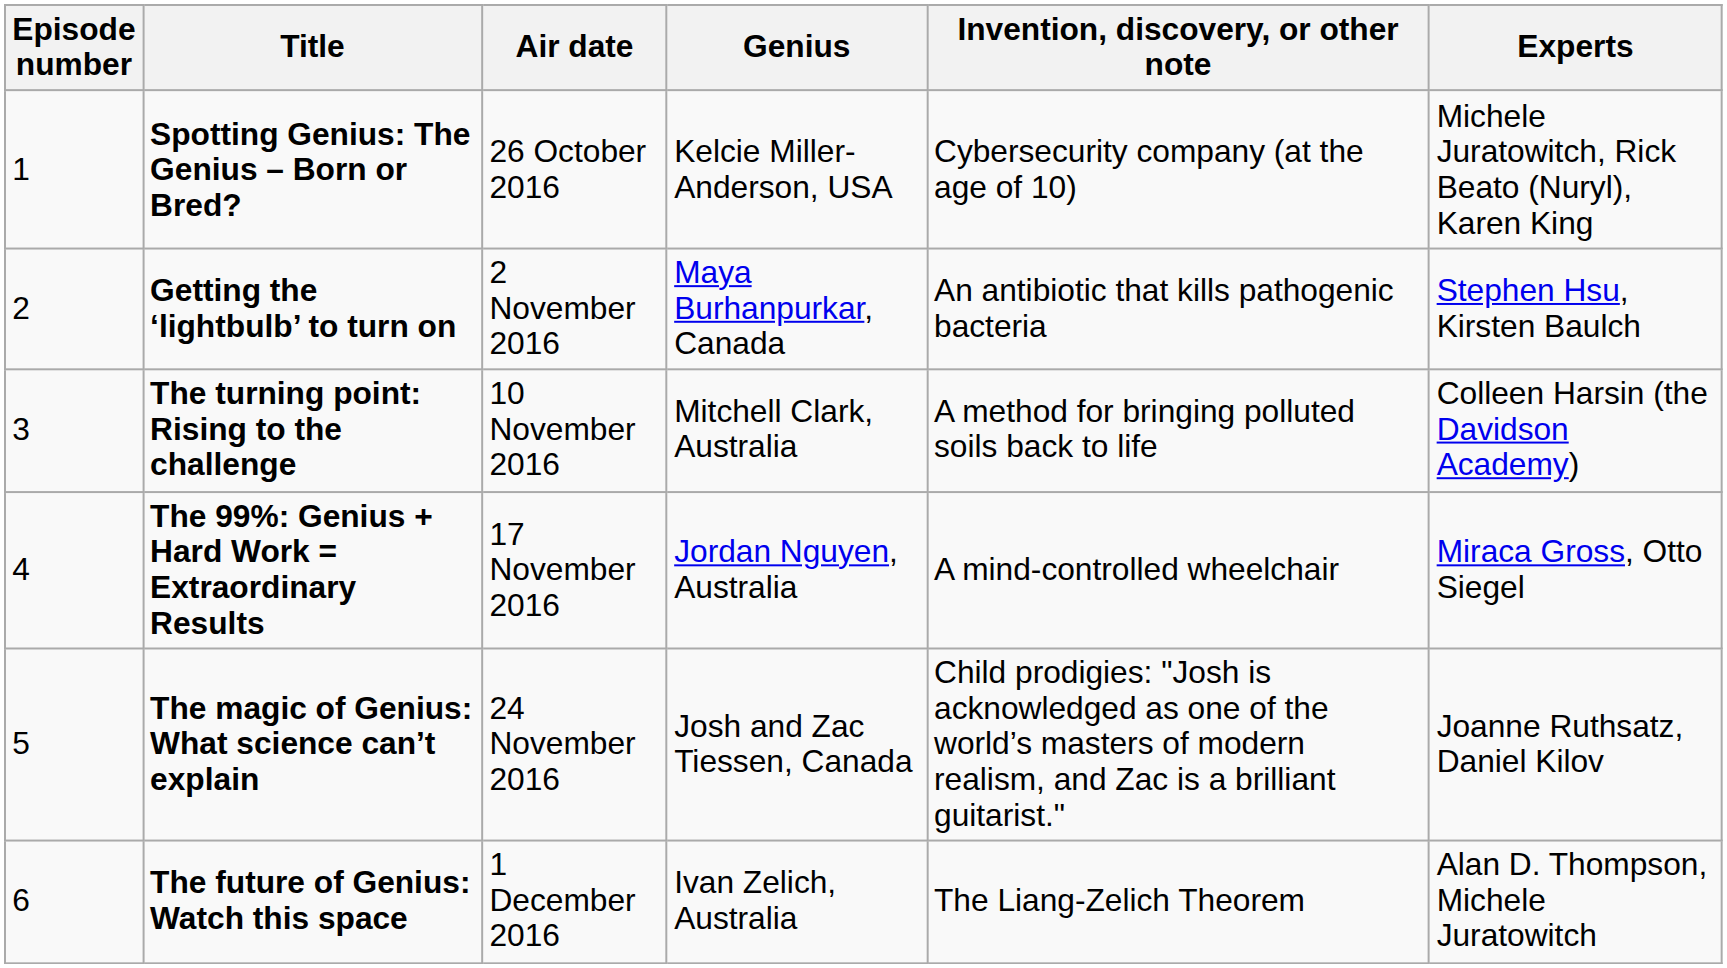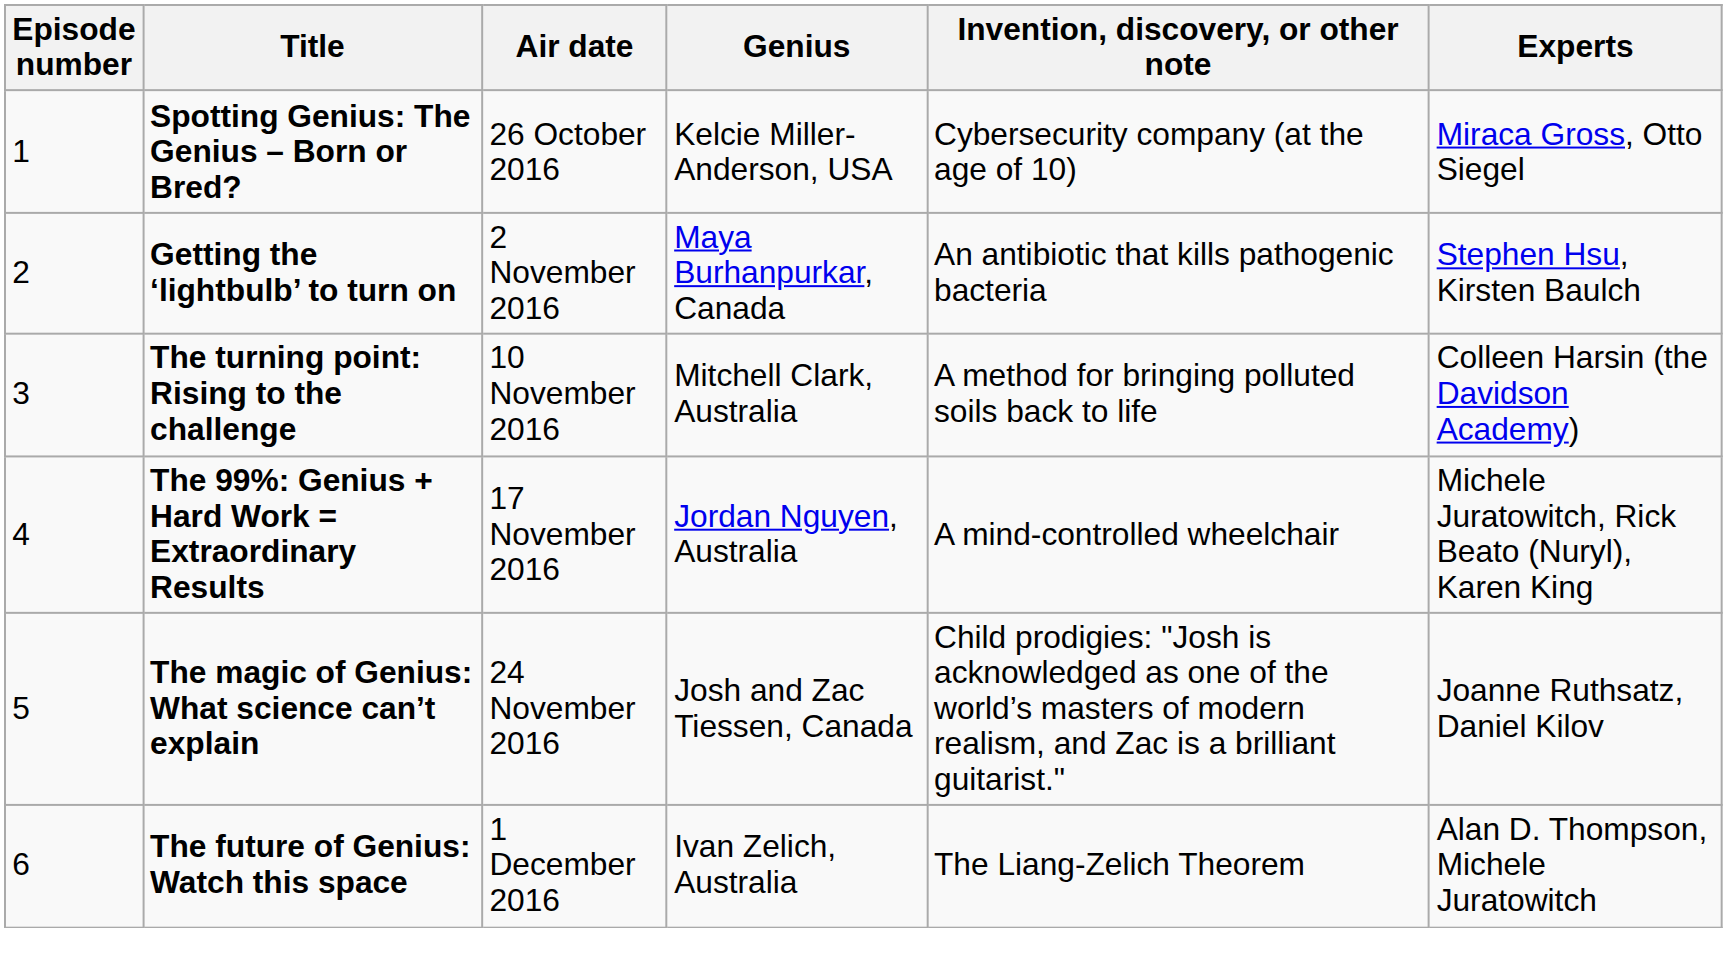(1556, 168) Michele Juratowitch, Rick Beato (Nuryl), Karen King -> (1570, 151) Miraca Gross, Otto Siegel
(1570, 569) Miraca Gross, Otto Siegel -> (1556, 533) Michele Juratowitch, Rick Beato (Nuryl), Karen King
